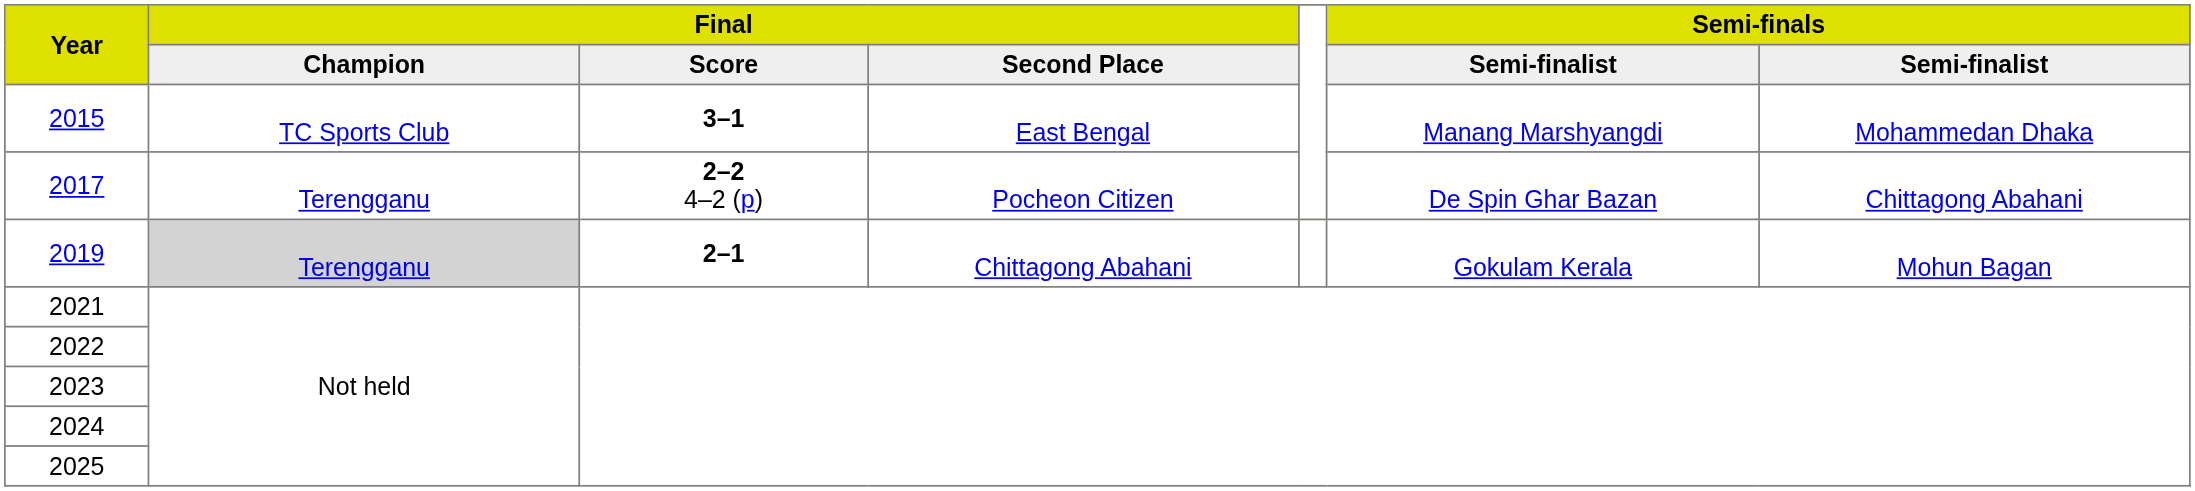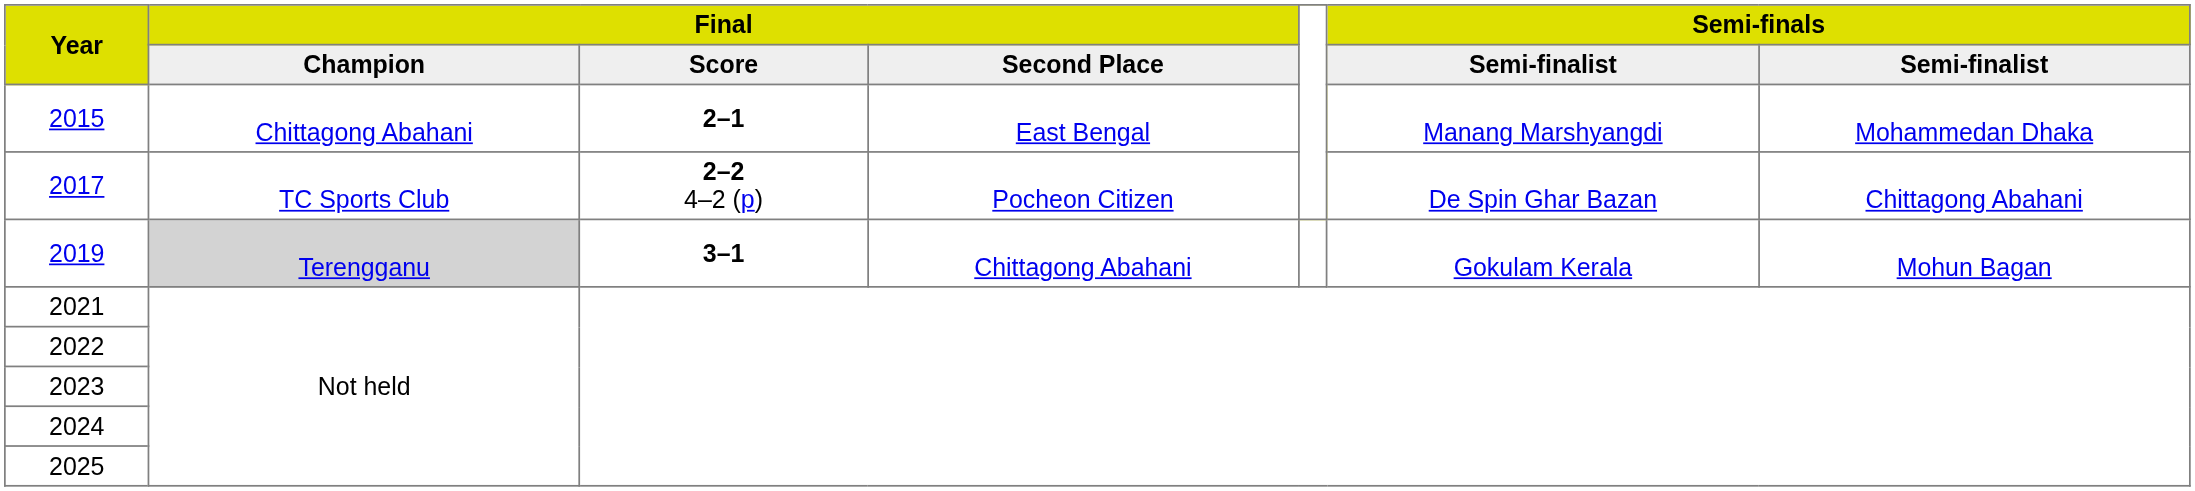(364, 132) TC Sports Club -> (364, 132) Chittagong Abahani
(724, 118) 3–1 -> (724, 118) 2–1
(364, 199) Terengganu -> (364, 199) TC Sports Club
(724, 253) 2–1 -> (724, 253) 3–1
